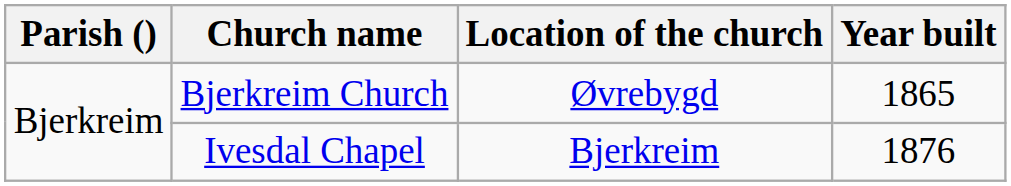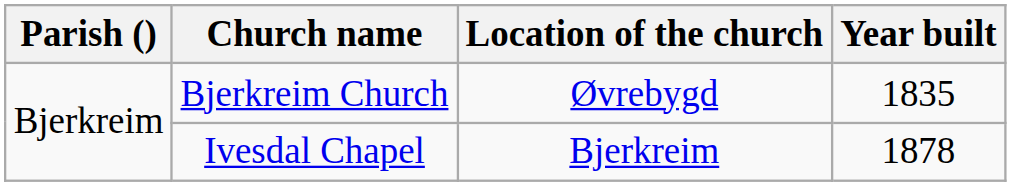(918, 92) 1865 -> (918, 92) 1835
(918, 151) 1876 -> (918, 151) 1878
